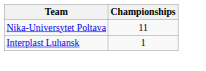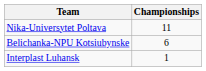+ row: (68, 43)
